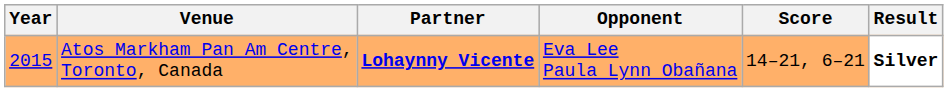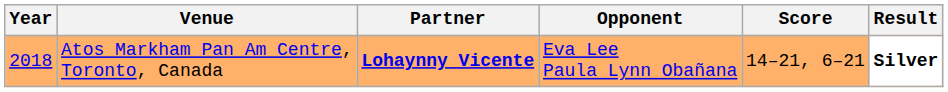(31, 61) 2015 -> (31, 61) 2018
